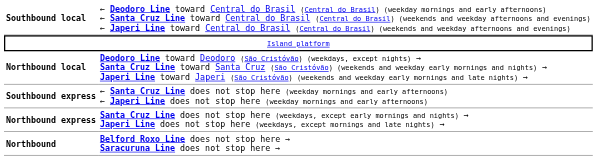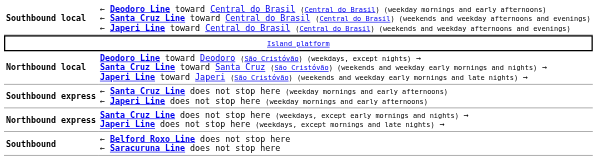+ row: (31, 143)
- row: (31, 143)
